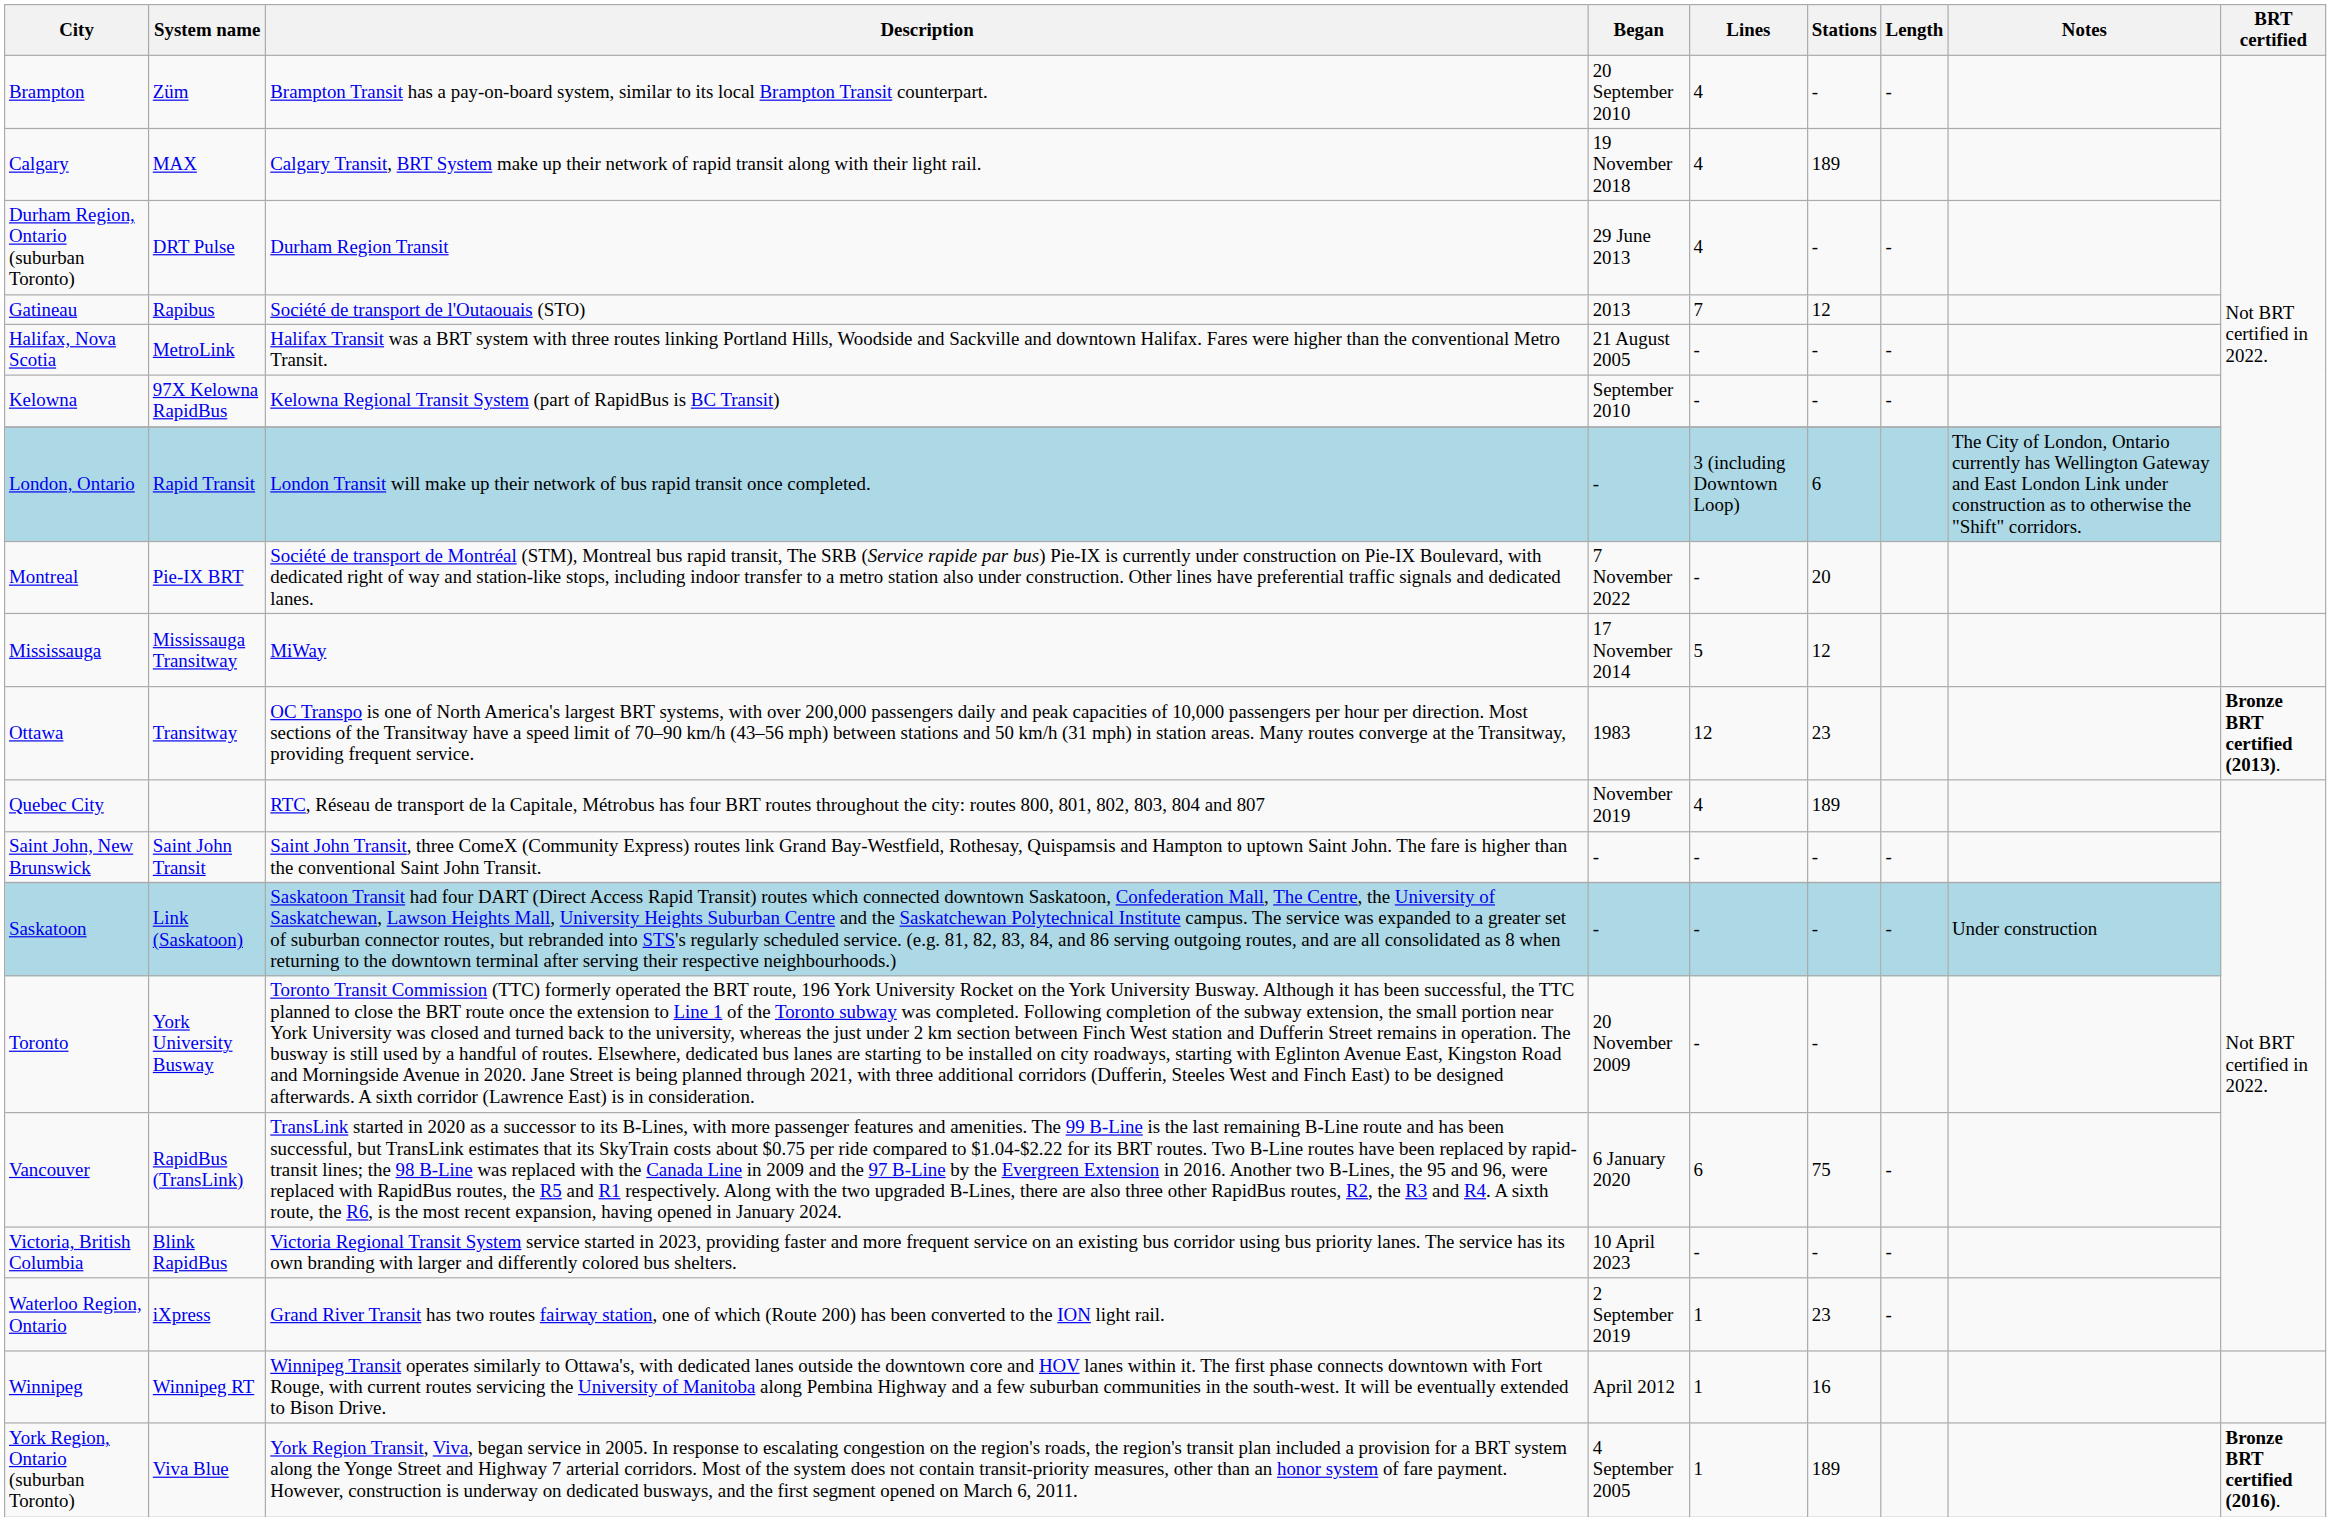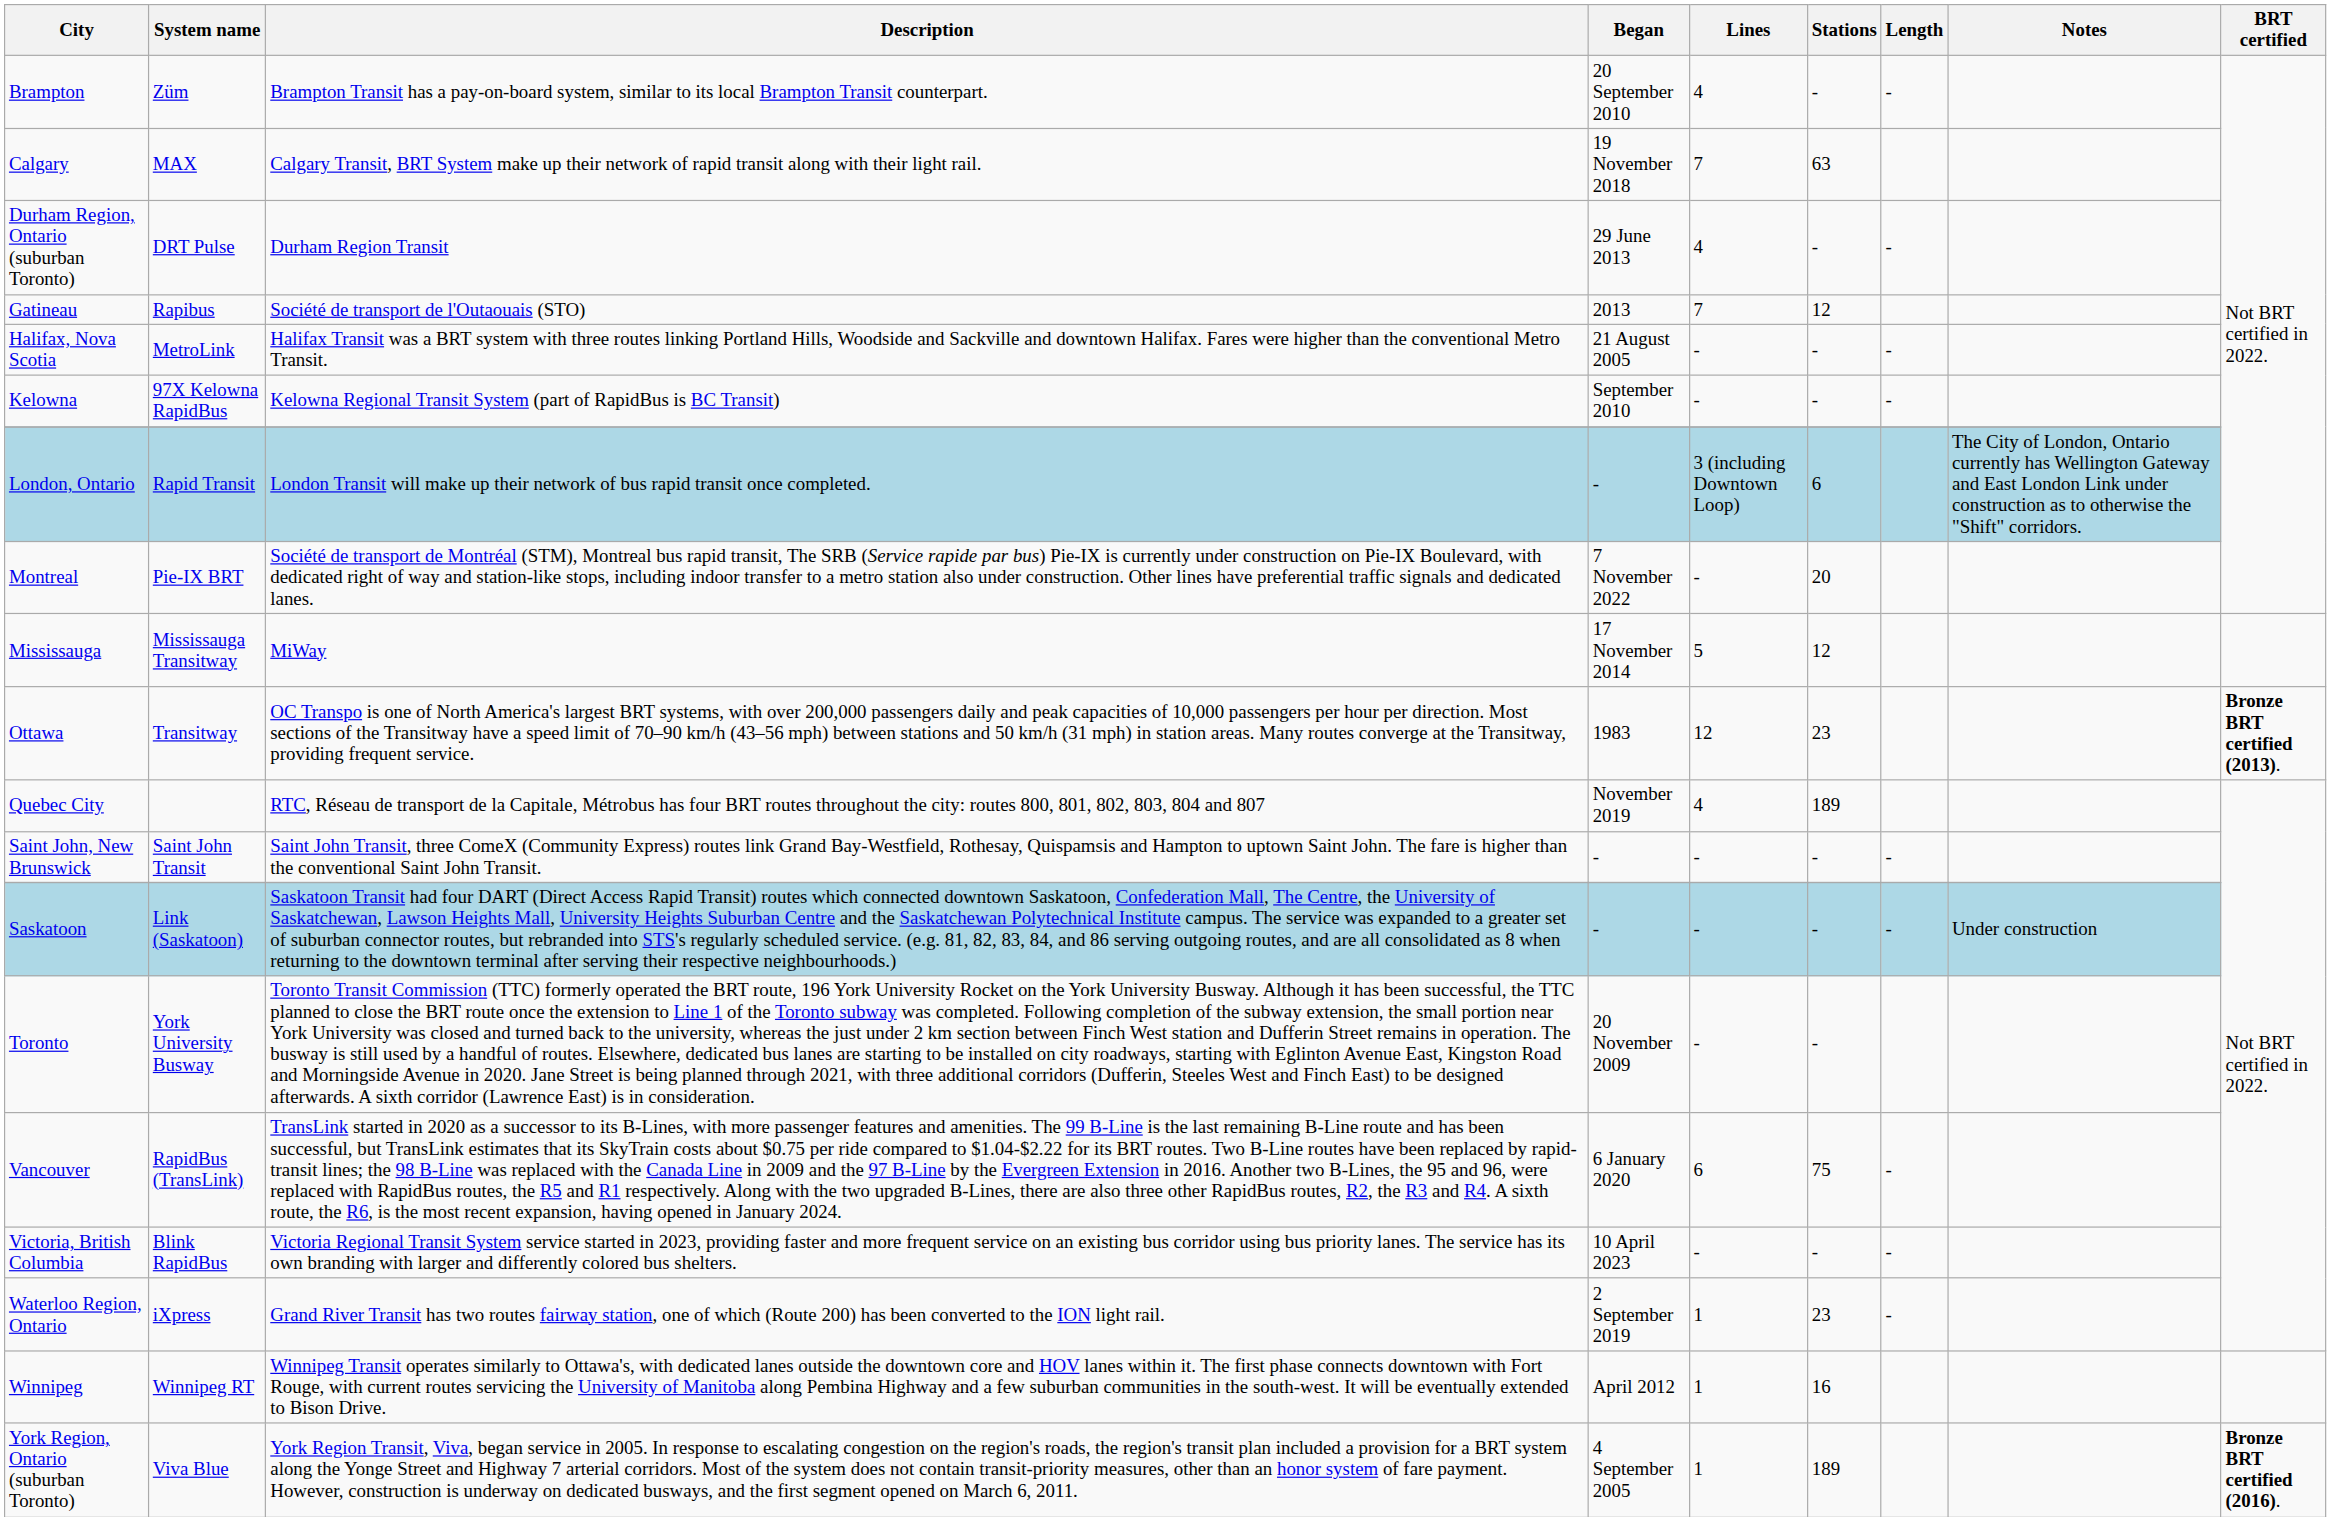(1698, 164) 4 -> (1698, 164) 7
(1826, 164) 189 -> (1821, 164) 63
